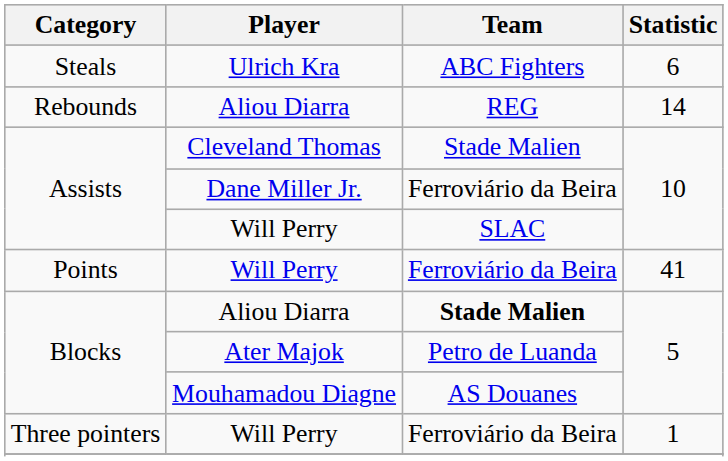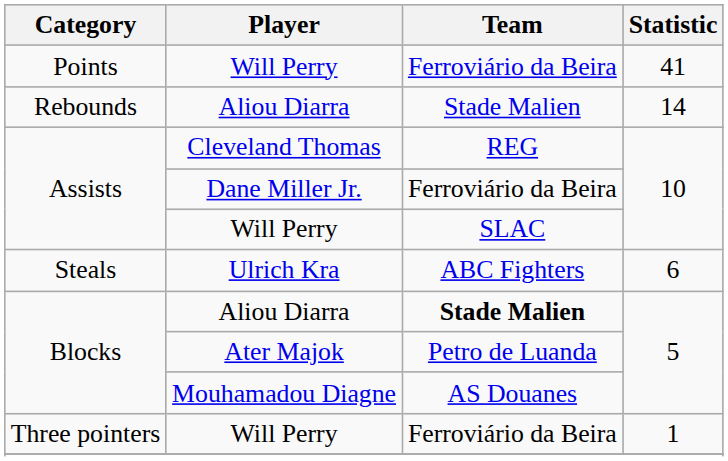rows swapped: (85, 270) <-> (85, 65)
(512, 106) REG -> (512, 106) Stade Malien
(512, 147) Stade Malien -> (512, 147) REG
